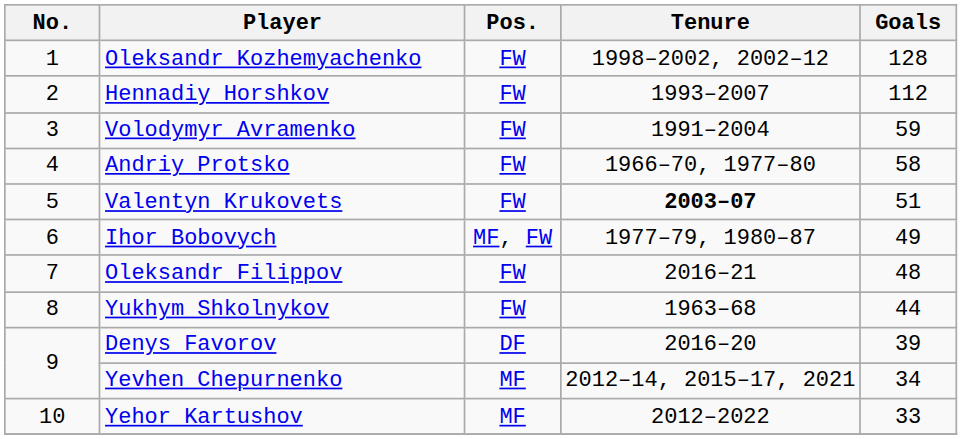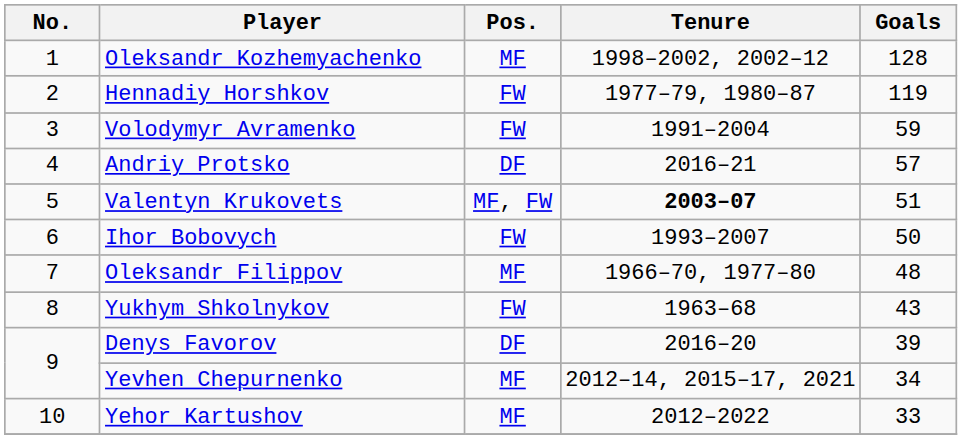(513, 59) FW -> (513, 59) MF
(710, 94) 1993–2007 -> (710, 94) 1977–79, 1980–87
(908, 94) 112 -> (908, 94) 119
(513, 166) FW -> (513, 166) DF
(710, 166) 1966–70, 1977–80 -> (710, 166) 2016–21
(908, 166) 58 -> (908, 166) 57
(513, 202) FW -> (513, 202) MF, FW
(513, 238) MF, FW -> (513, 238) FW
(710, 238) 1977–79, 1980–87 -> (710, 238) 1993–2007
(908, 238) 49 -> (908, 238) 50
(513, 273) FW -> (513, 273) MF
(710, 273) 2016–21 -> (710, 273) 1966–70, 1977–80
(908, 309) 44 -> (908, 309) 43
